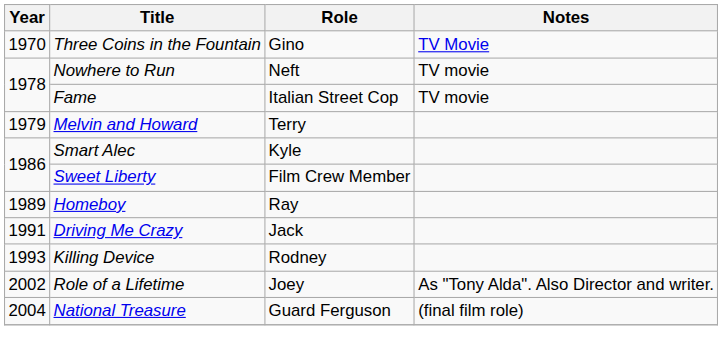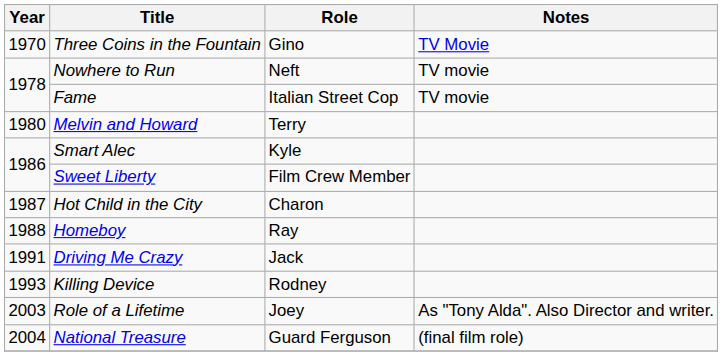(27, 124) 1979 -> (27, 124) 1980
+ row: (128, 204)
(27, 204) 1989 -> (27, 230) 1988
(27, 284) 2002 -> (27, 310) 2003
